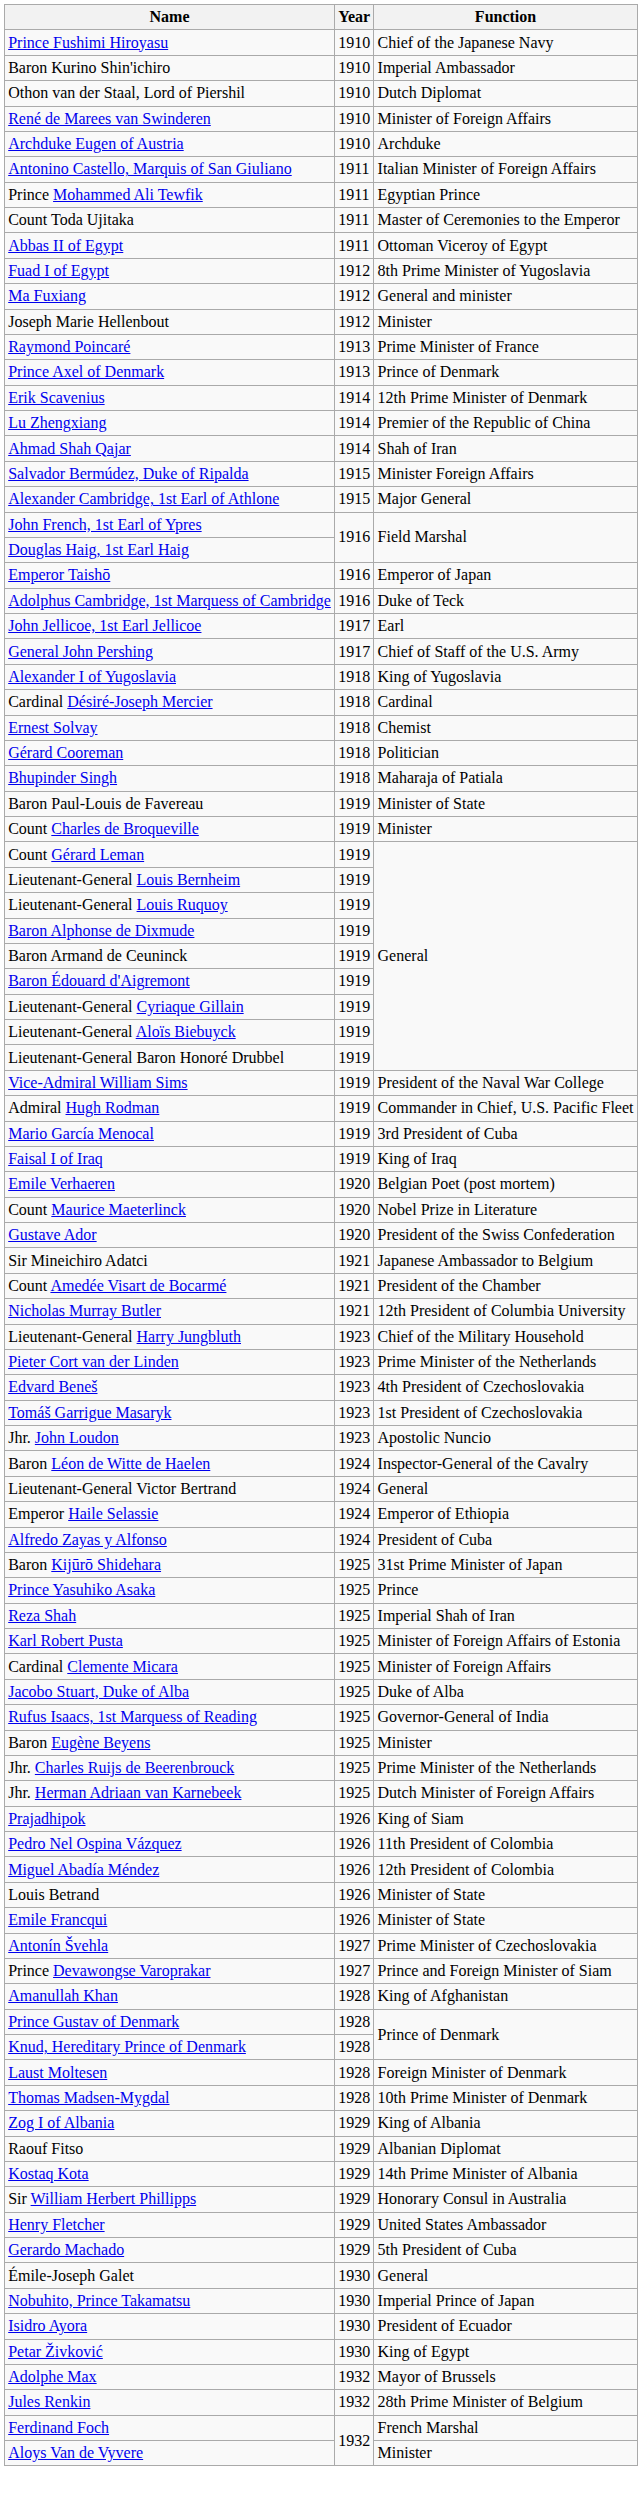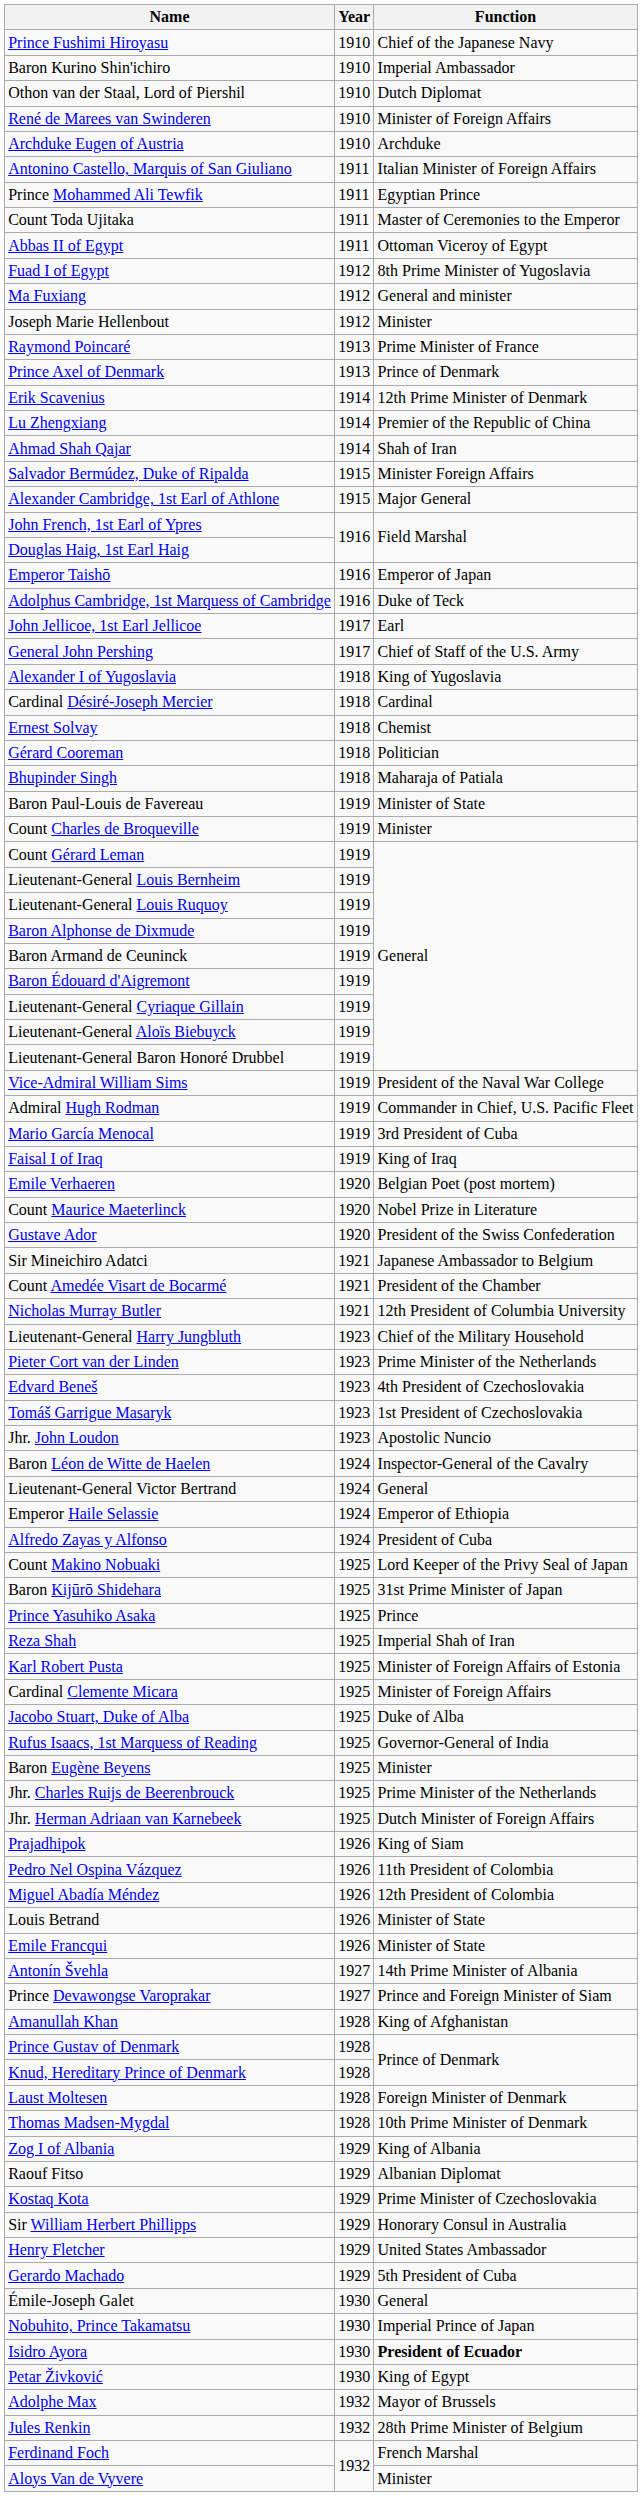+ row: (84, 1565)
(487, 1945) Prime Minister of Czechoslovakia -> (478, 1971) 14th Prime Minister of Albania
(478, 2174) 14th Prime Minister of Albania -> (487, 2199) Prime Minister of Czechoslovakia
(445, 2326) normal -> (450, 2351) bold
